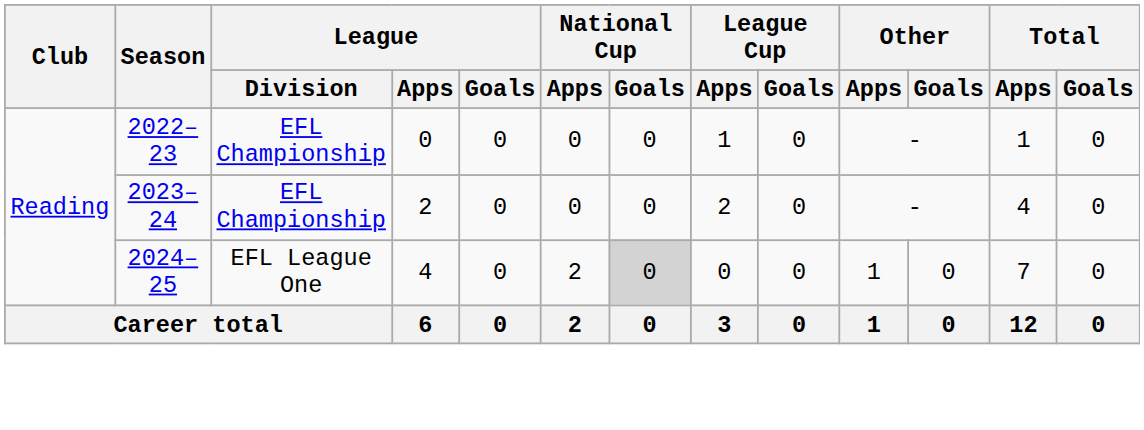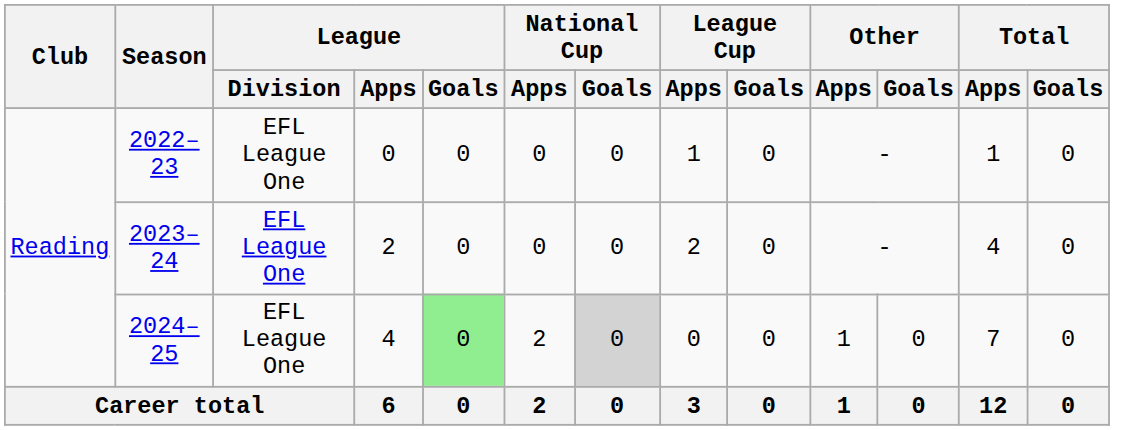(301, 142) EFL Championship -> (284, 155) EFL League One
(301, 207) EFL Championship -> (284, 248) EFL League One
(500, 273) no background -> (463, 340) lightgreen background
